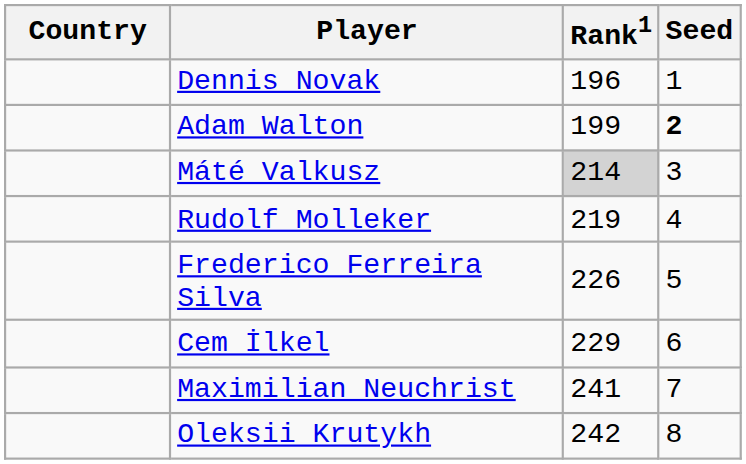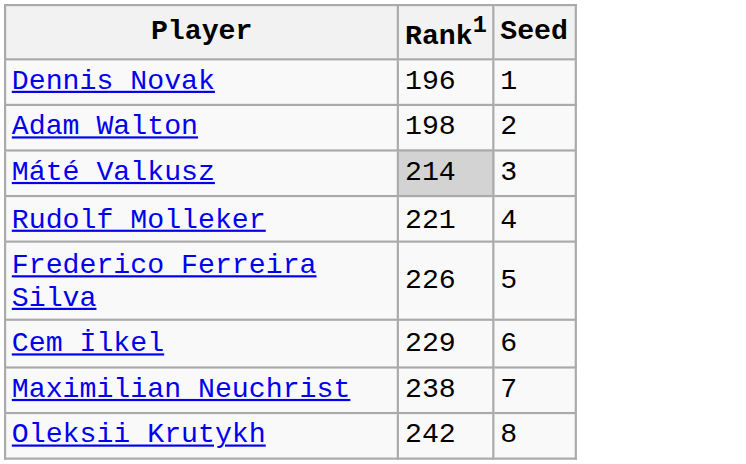- column: (88, 32)
(596, 127) 199 -> (430, 127) 198
(674, 127) bold -> (509, 127) normal
(596, 219) 219 -> (430, 219) 221
(596, 390) 241 -> (430, 390) 238
